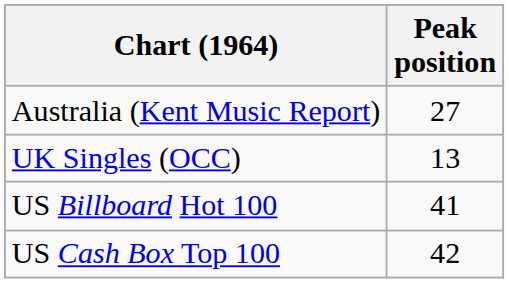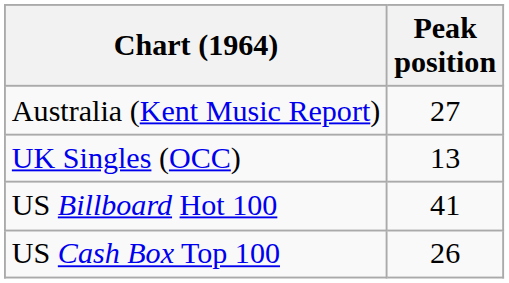(445, 253) 42 -> (445, 253) 26
